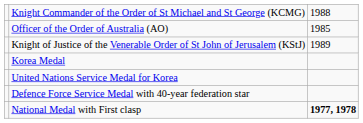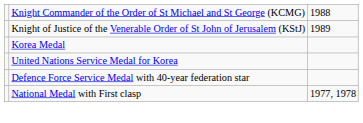- row: (90, 28)
(333, 110) bold -> (333, 93) normal
